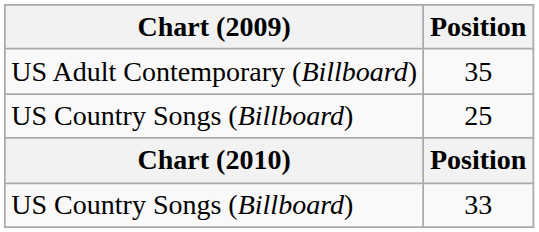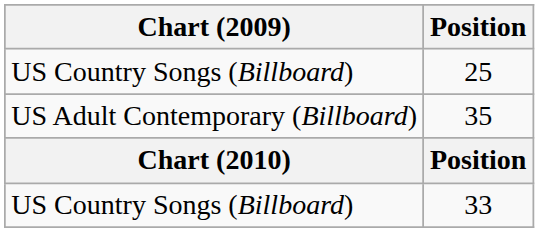rows swapped: (478, 71) <-> (478, 115)
